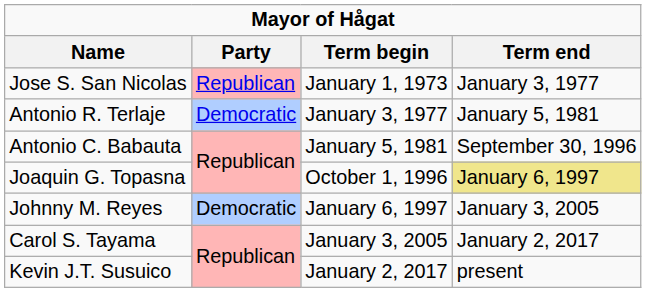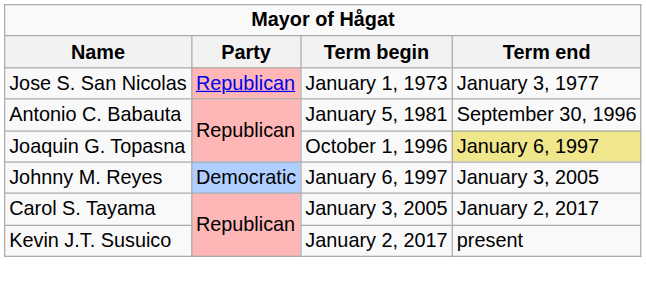- row: (87, 114)
